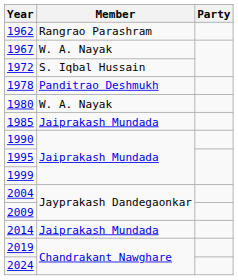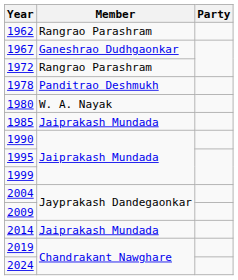(76, 49) W. A. Nayak -> (109, 49) Ganeshrao Dudhgaonkar
(92, 67) S. Iqbal Hussain -> (95, 67) Rangrao Parashram
